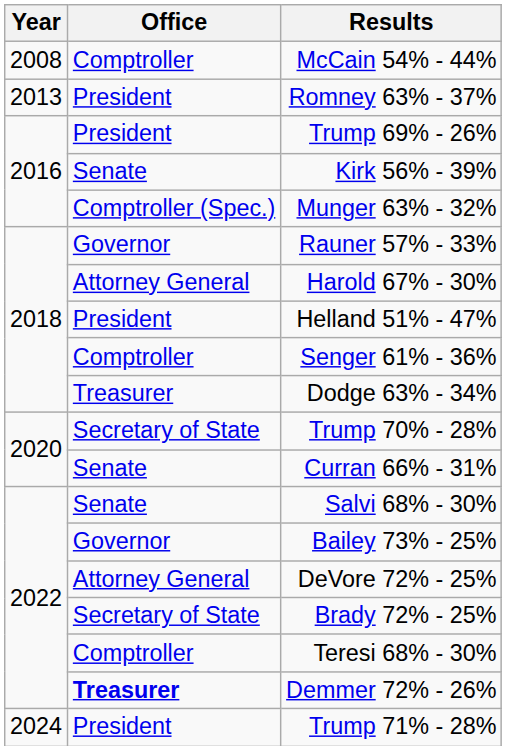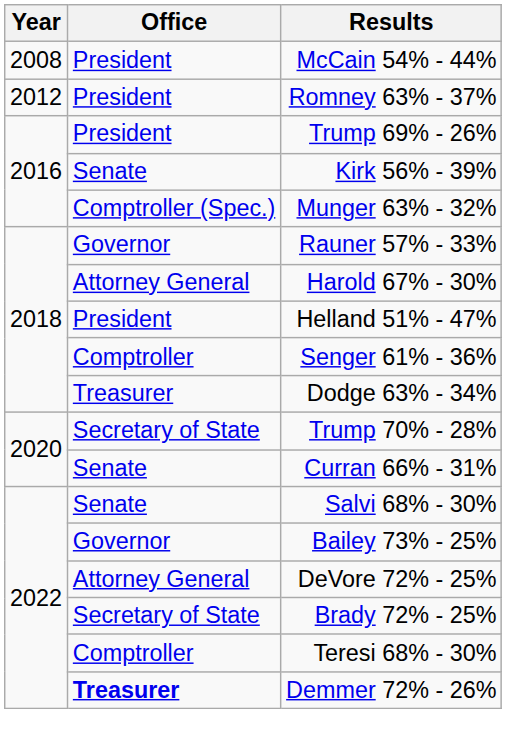(133, 60) Comptroller -> (122, 60) President
(36, 97) 2013 -> (36, 97) 2012
- row: (403, 726)
